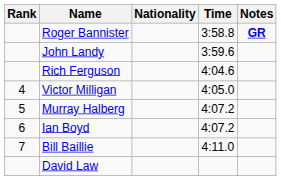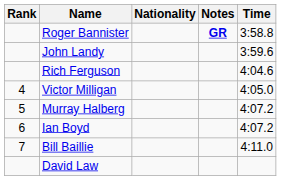columns swapped: (218, 14) <-> (257, 14)
